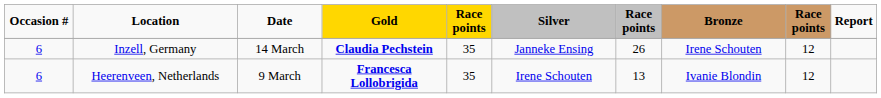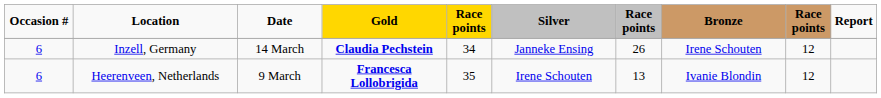(469, 48) 35 -> (469, 48) 34
